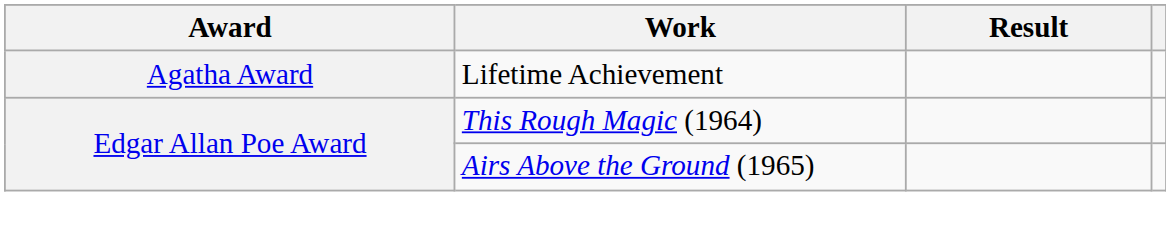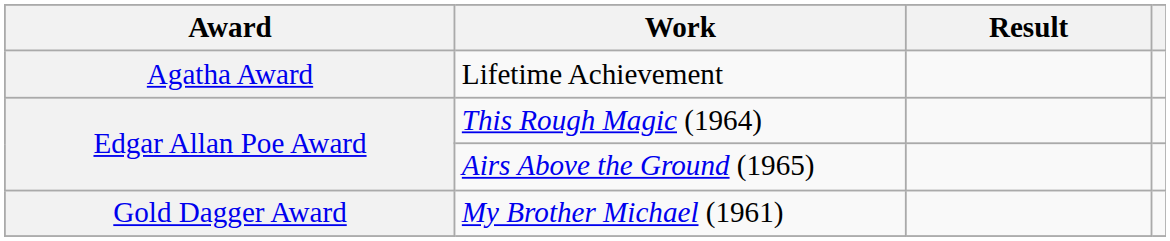+ row: (623, 212)
